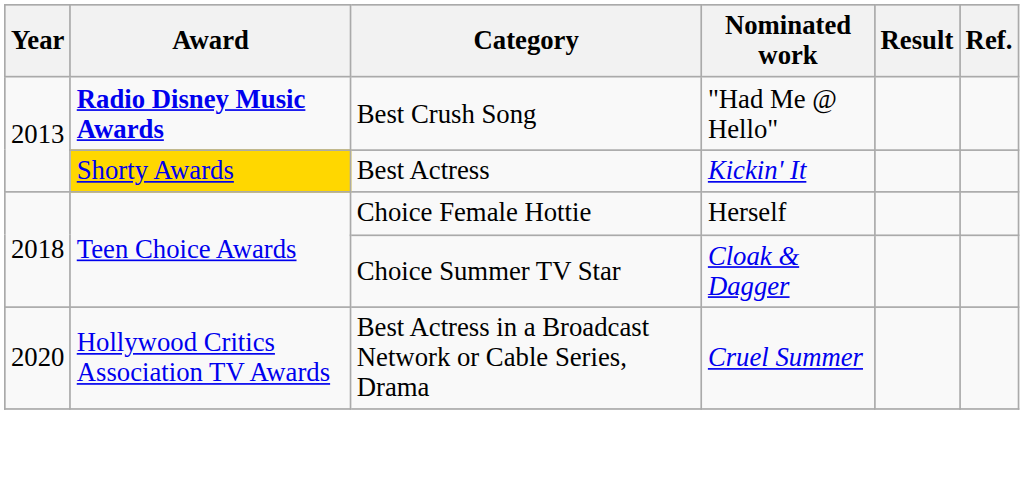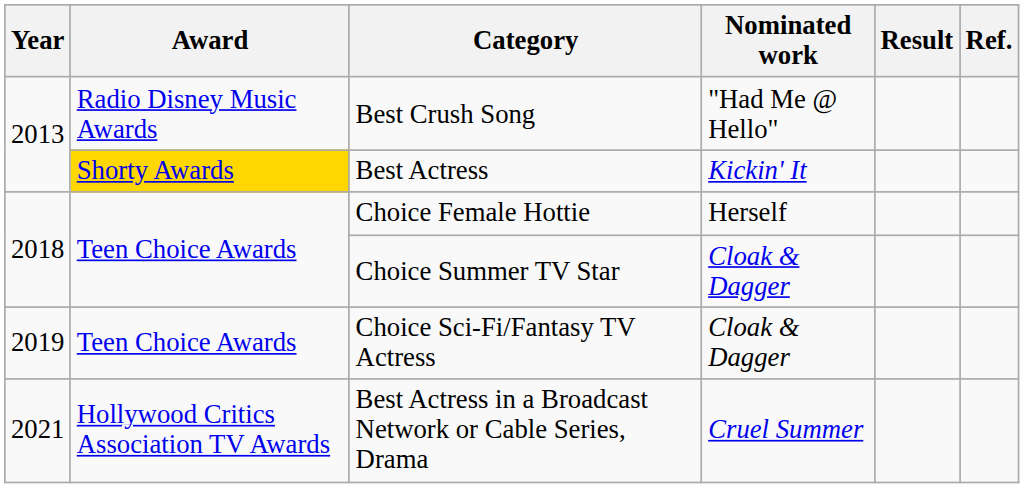(191, 113) bold -> (187, 113) normal
+ row: (496, 342)
(38, 357) 2020 -> (38, 430) 2021
